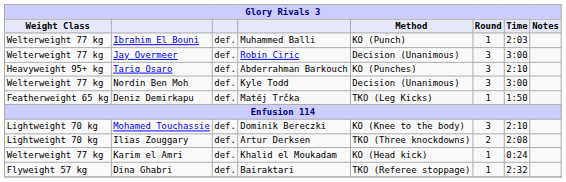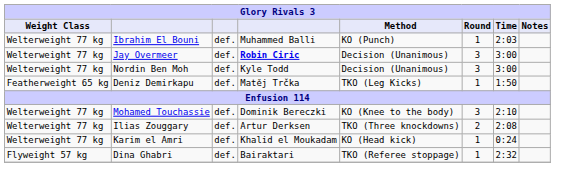(270, 55) normal -> (270, 55) bold
- row: (143, 69)
(52, 126) Lightweight 70 kg -> (55, 112) Welterweight 77 kg
(52, 141) Lightweight 70 kg -> (55, 126) Welterweight 77 kg
